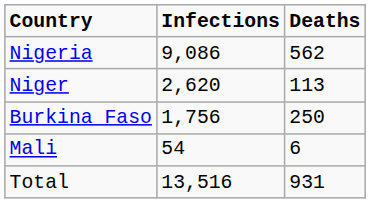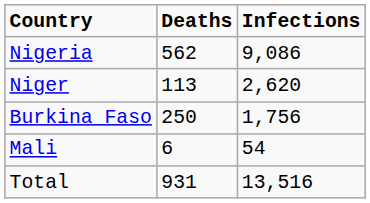columns swapped: (221, 21) <-> (325, 21)
